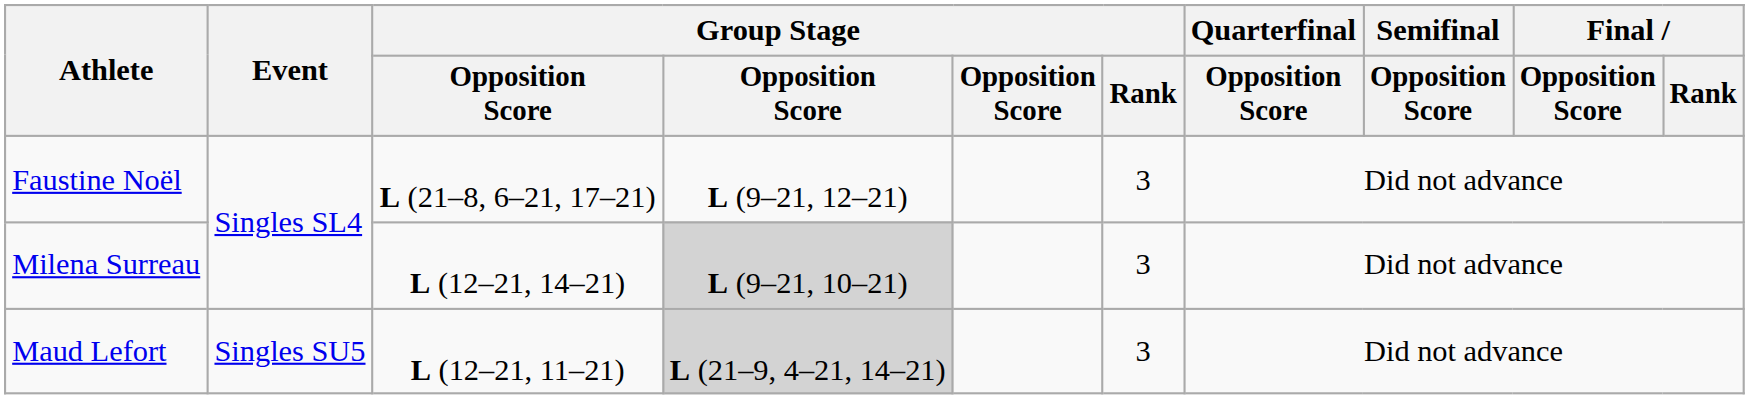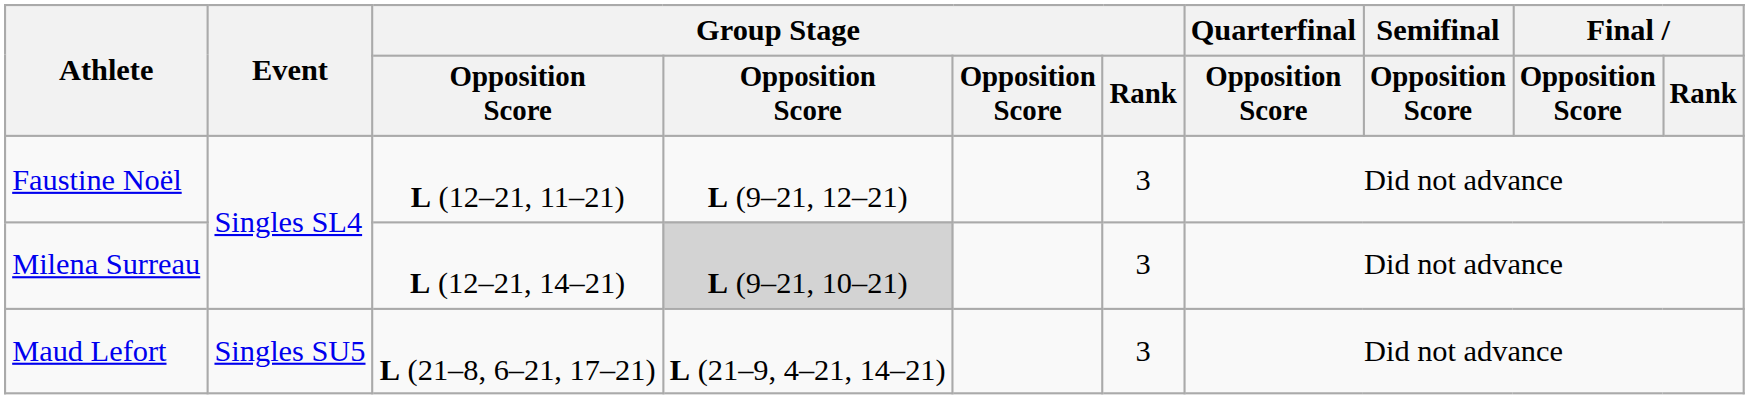(518, 197) L (21–8, 6–21, 17–21) -> (518, 197) L (12–21, 11–21)
(518, 369) L (12–21, 11–21) -> (518, 369) L (21–8, 6–21, 17–21)
(808, 369) lightgrey background -> (808, 369) no background
